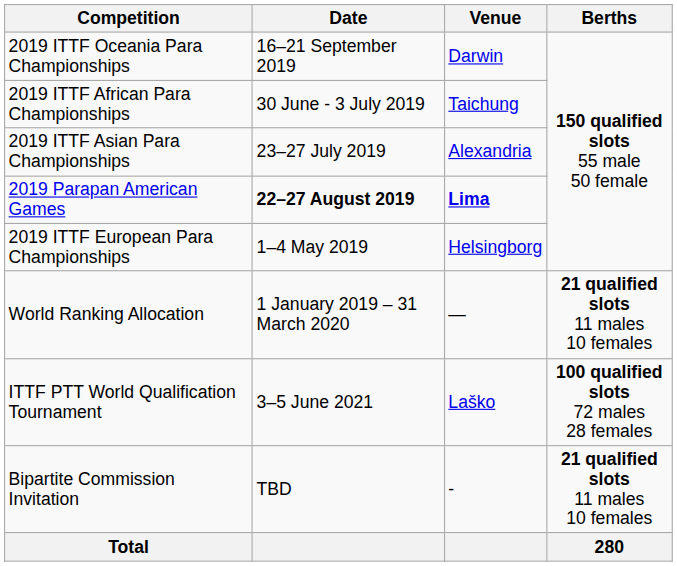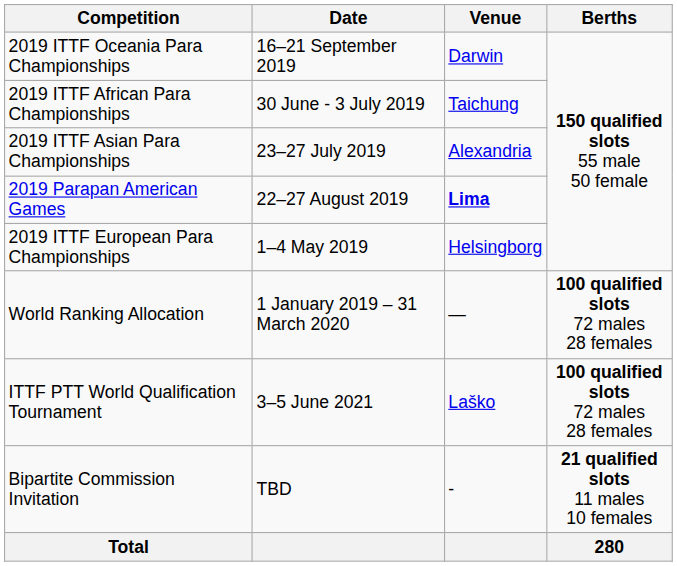(336, 199) bold -> (332, 199) normal
(609, 314) 21 qualified slots 11 males 10 females -> (609, 314) 100 qualified slots 72 males 28 females
